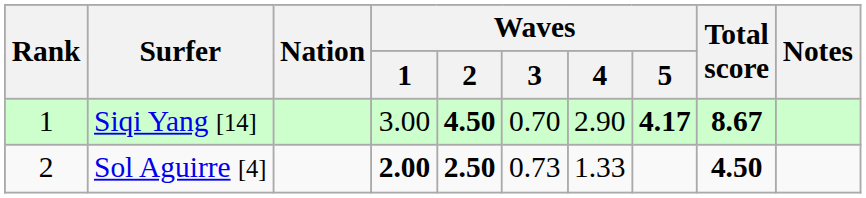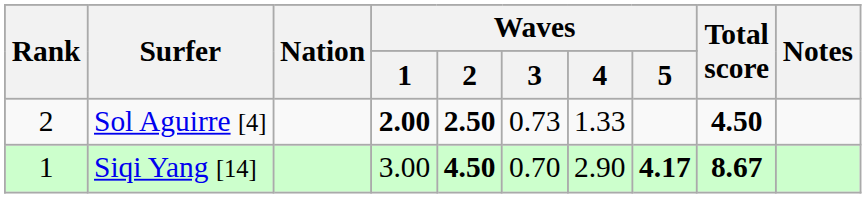rows swapped: (175, 121) <-> (180, 167)
